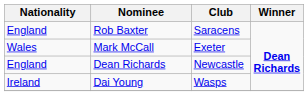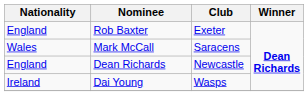(217, 30) Saracens -> (209, 30) Exeter
(209, 47) Exeter -> (217, 47) Saracens
